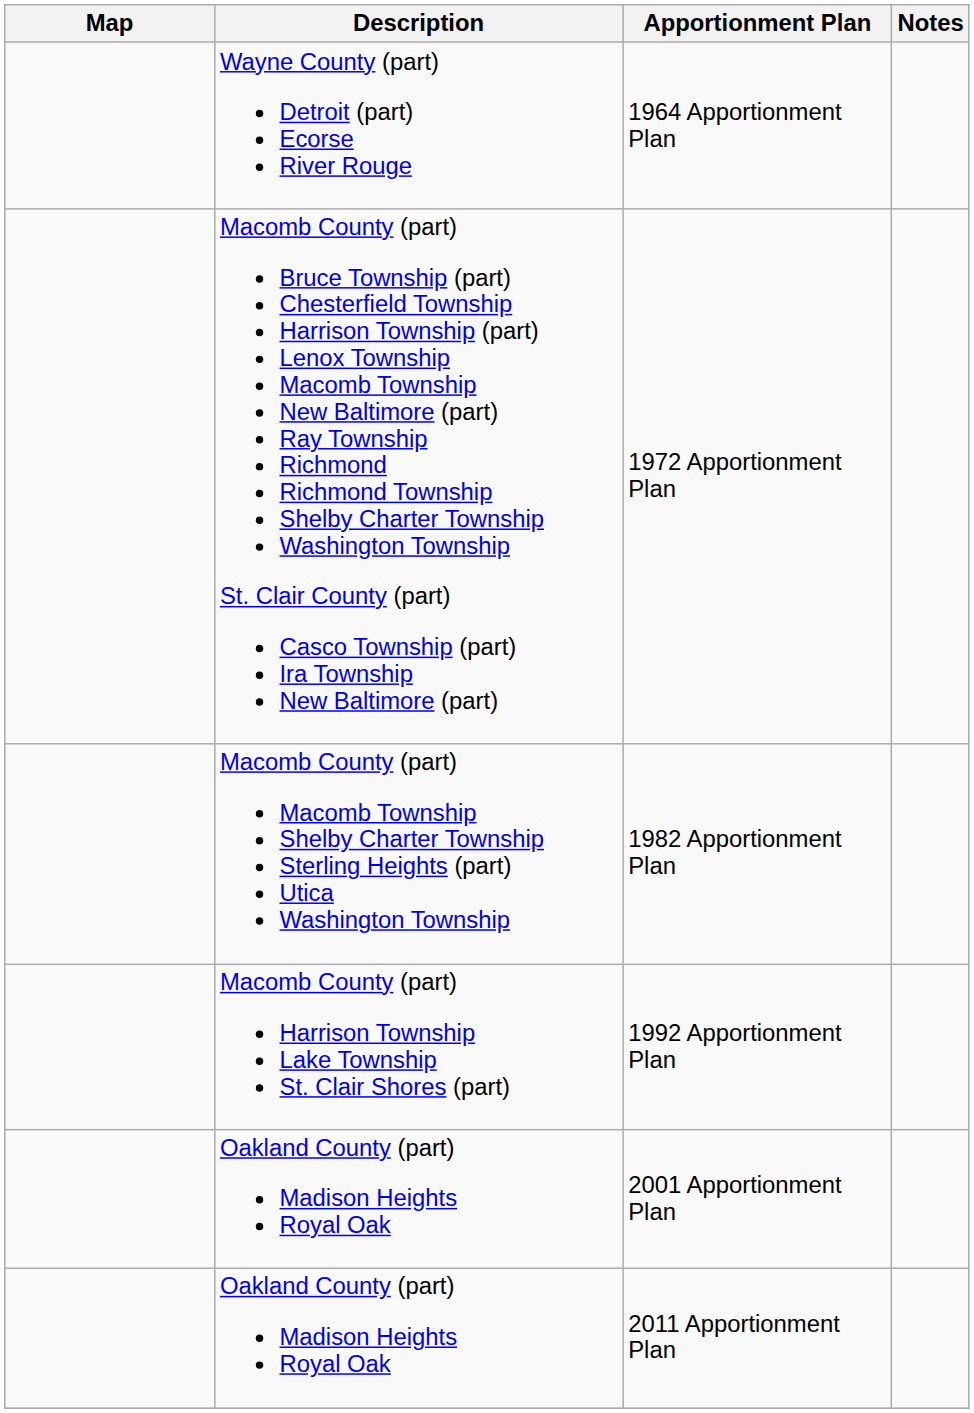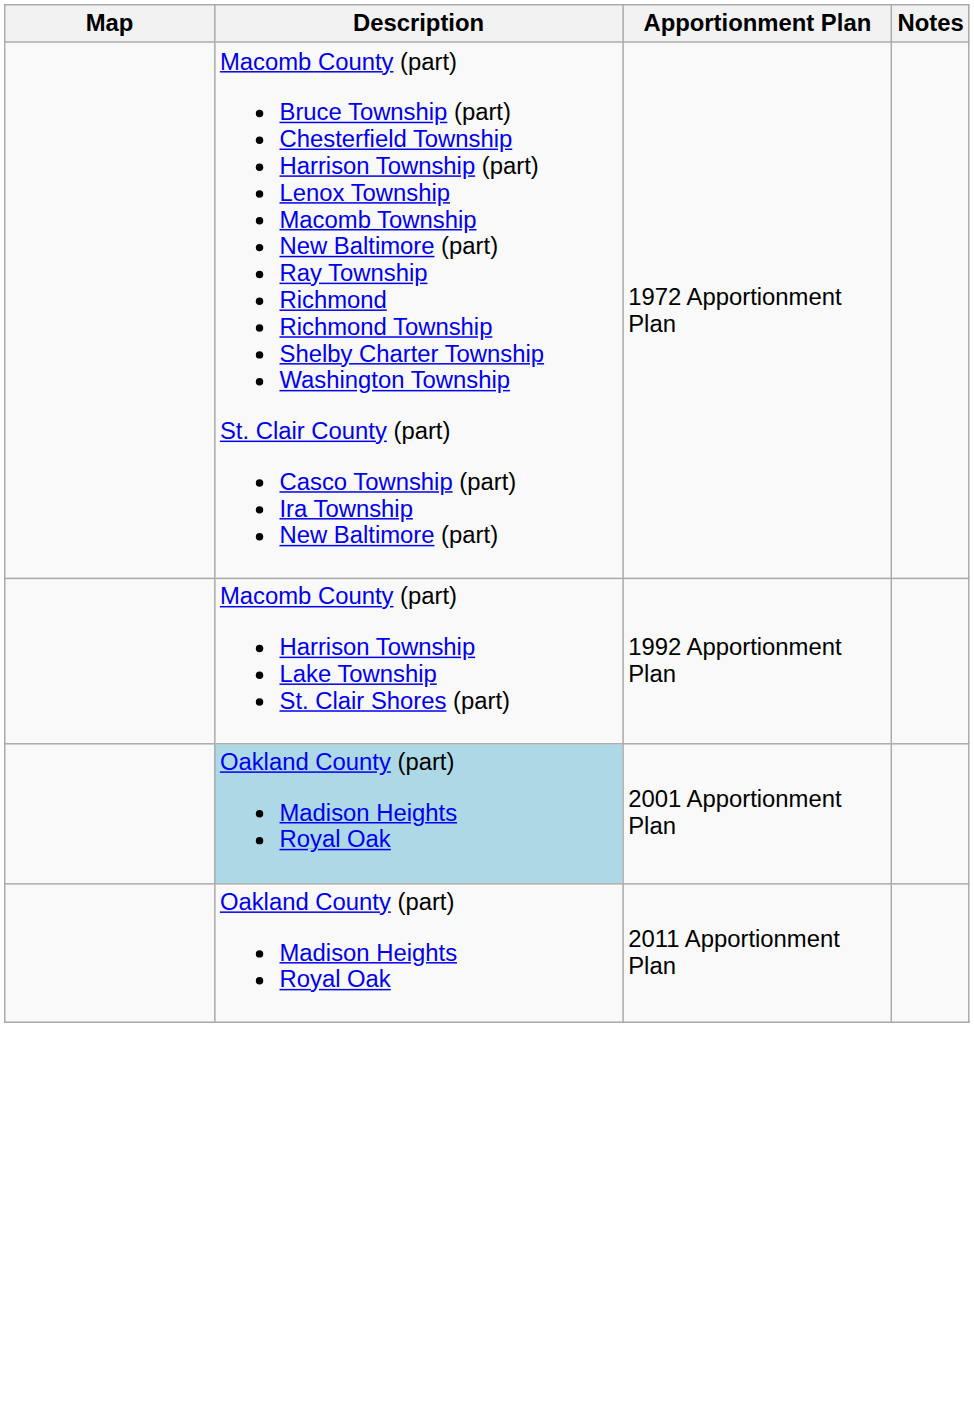- row: (735, 125)
- row: (735, 853)
(419, 1187) no background -> (419, 802) lightblue background
